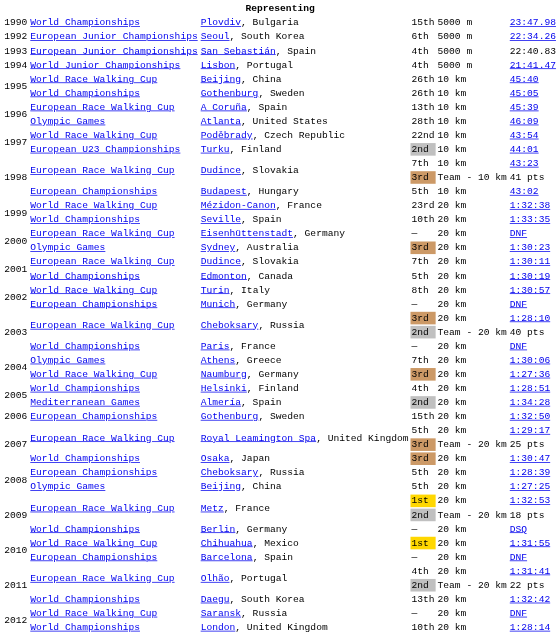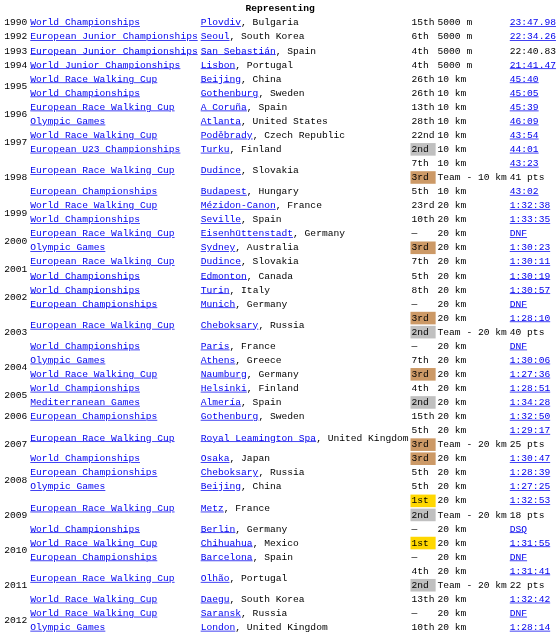(94, 290) World Race Walking Cup -> (85, 290) World Championships
(85, 599) World Championships -> (94, 599) World Race Walking Cup
(85, 627) World Championships -> (68, 627) Olympic Games
